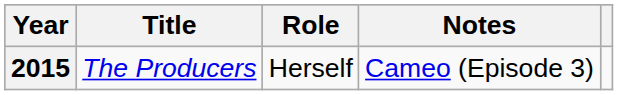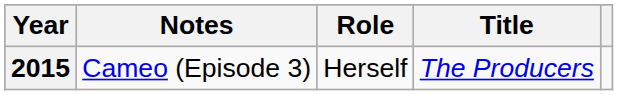columns swapped: (169, 25) <-> (479, 25)
